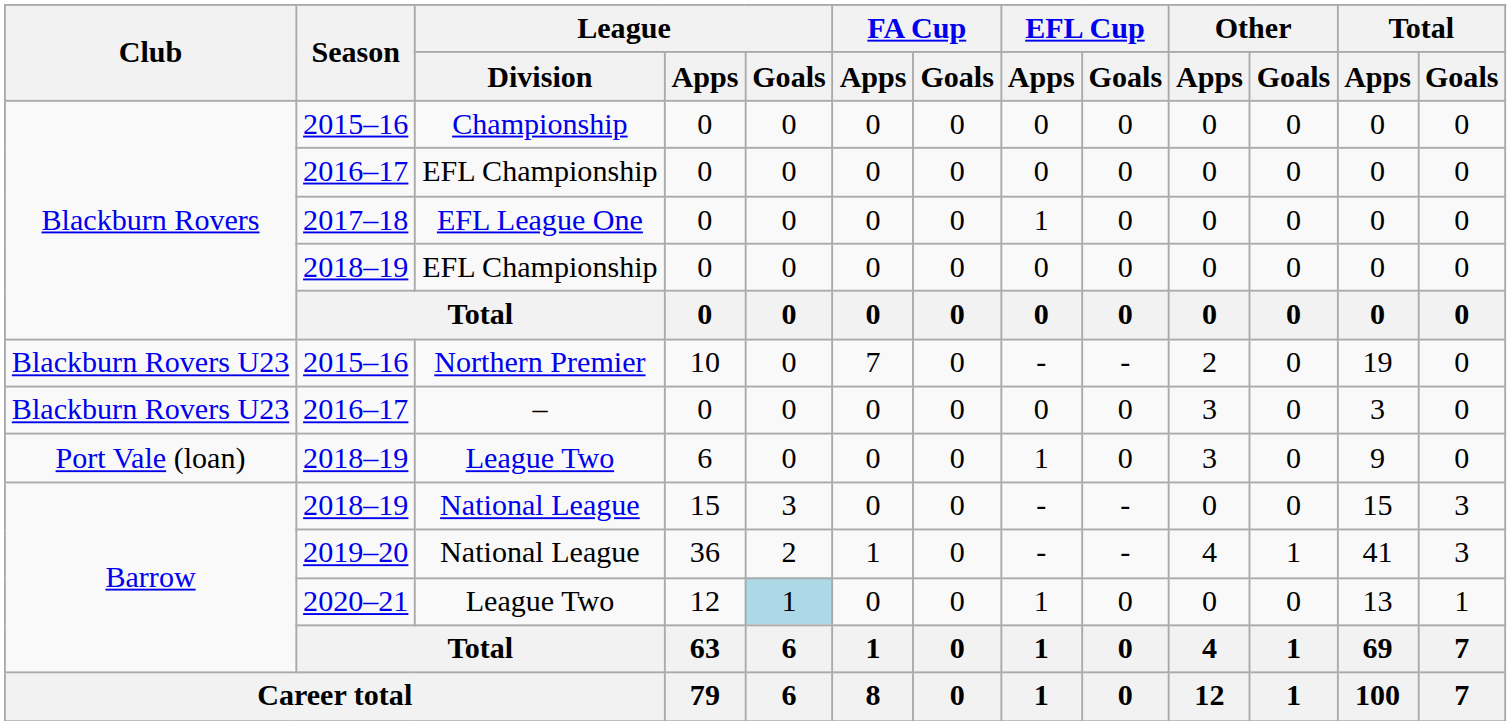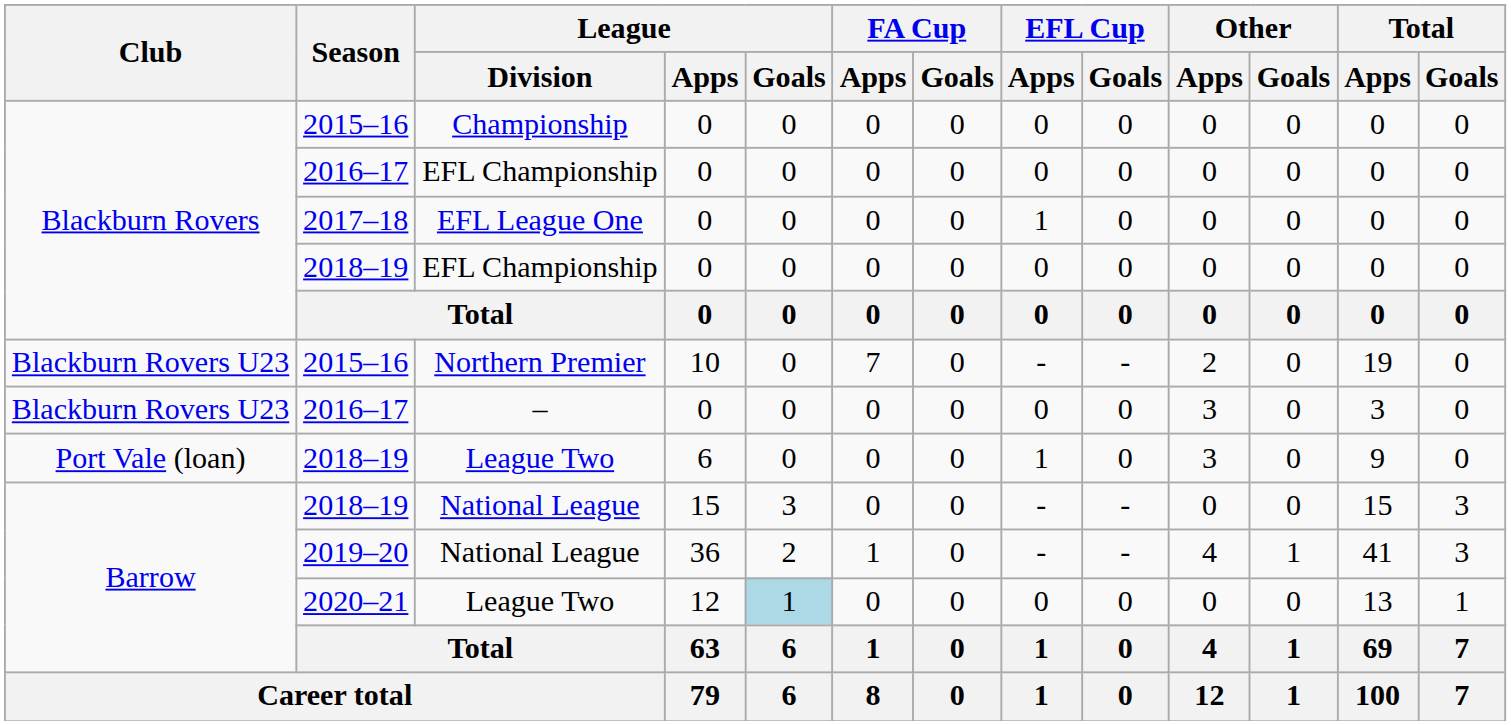(1041, 600) 1 -> (1041, 600) 0
